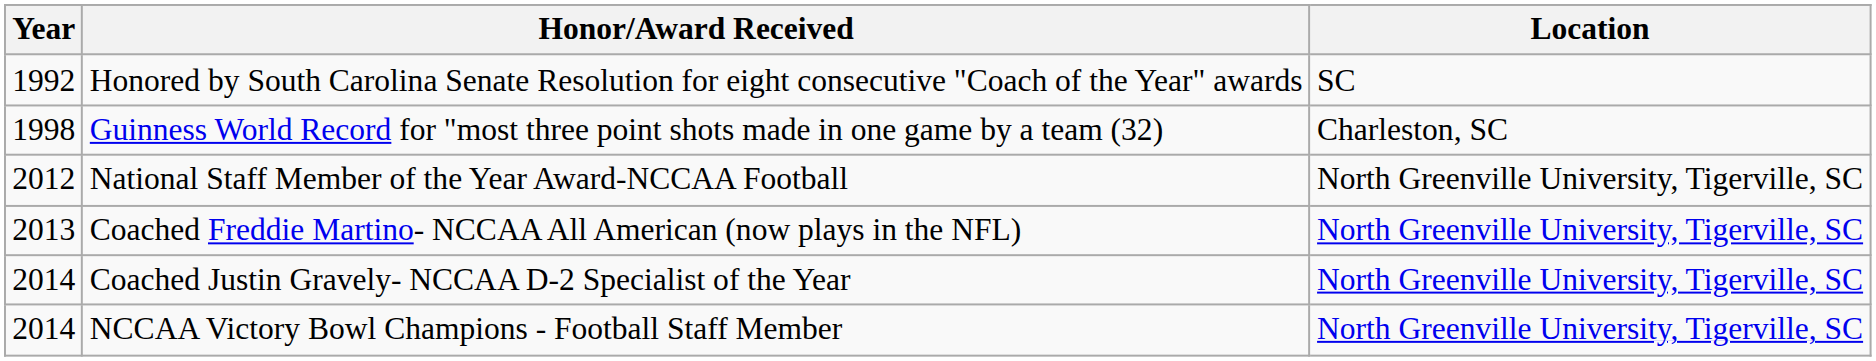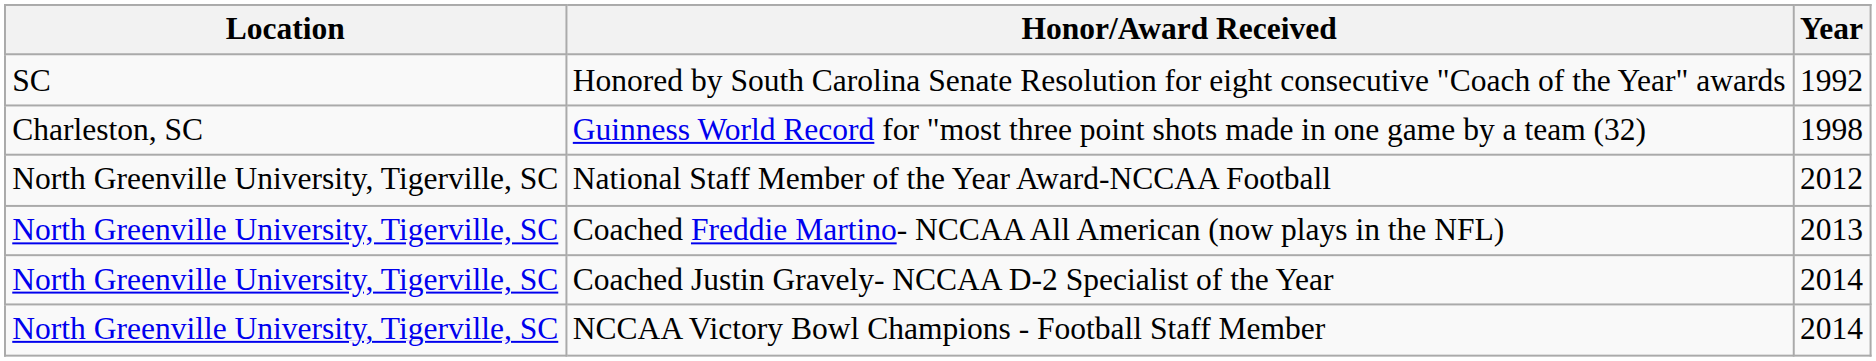columns swapped: (44, 29) <-> (1590, 29)
